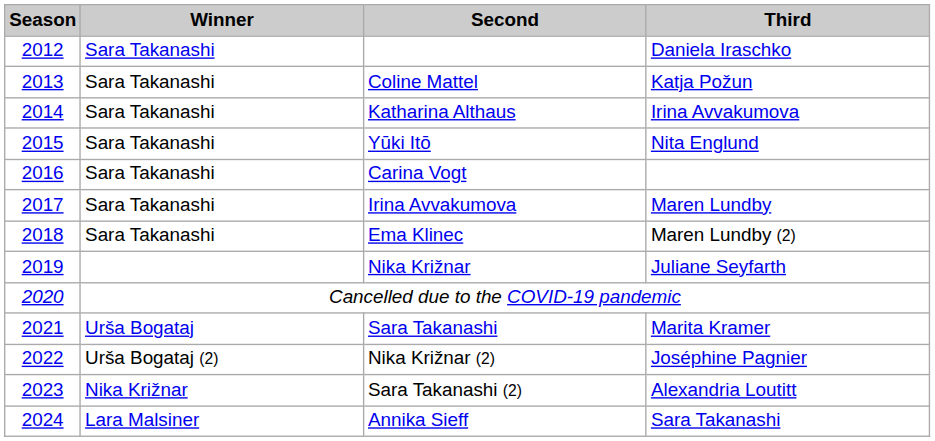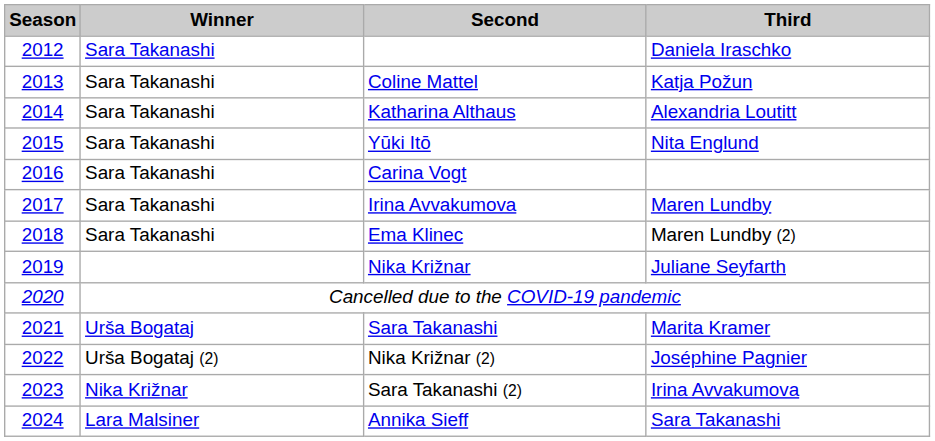(725, 112) Irina Avvakumova -> (724, 112) Alexandria Loutitt
(724, 389) Alexandria Loutitt -> (725, 389) Irina Avvakumova
